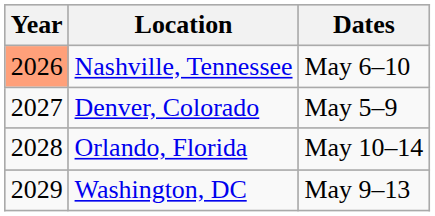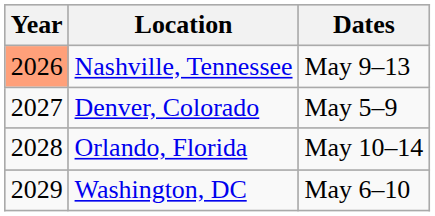(357, 66) May 6–10 -> (357, 66) May 9–13
(357, 189) May 9–13 -> (357, 189) May 6–10
